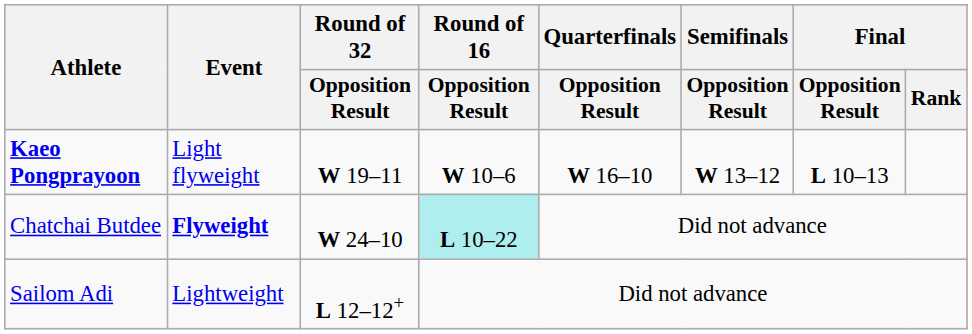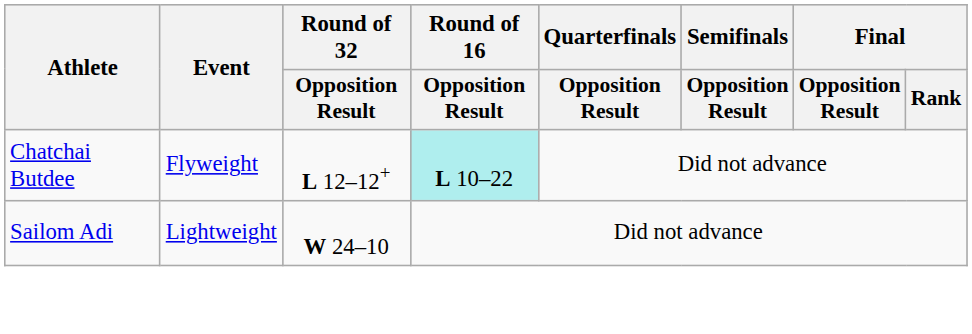- row: (75, 162)
(220, 226) bold -> (212, 165) normal
(360, 240) W 24–10 -> (346, 178) L 12–12+
(360, 307) L 12–12+ -> (346, 246) W 24–10
